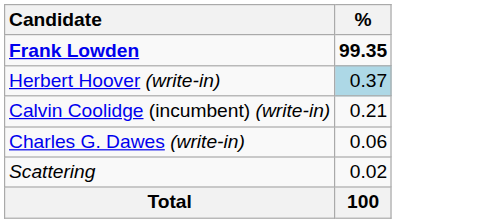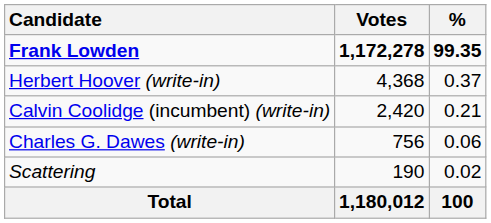+ column: (382, 19)
(368, 80) lightblue background -> (463, 80) no background
